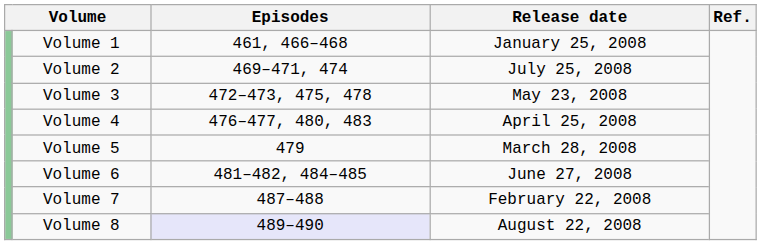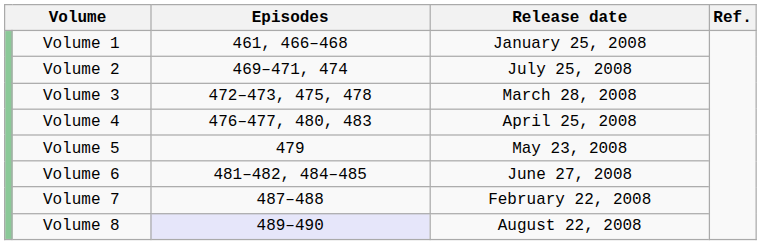(570, 96) May 23, 2008 -> (570, 96) March 28, 2008
(570, 148) March 28, 2008 -> (570, 148) May 23, 2008
